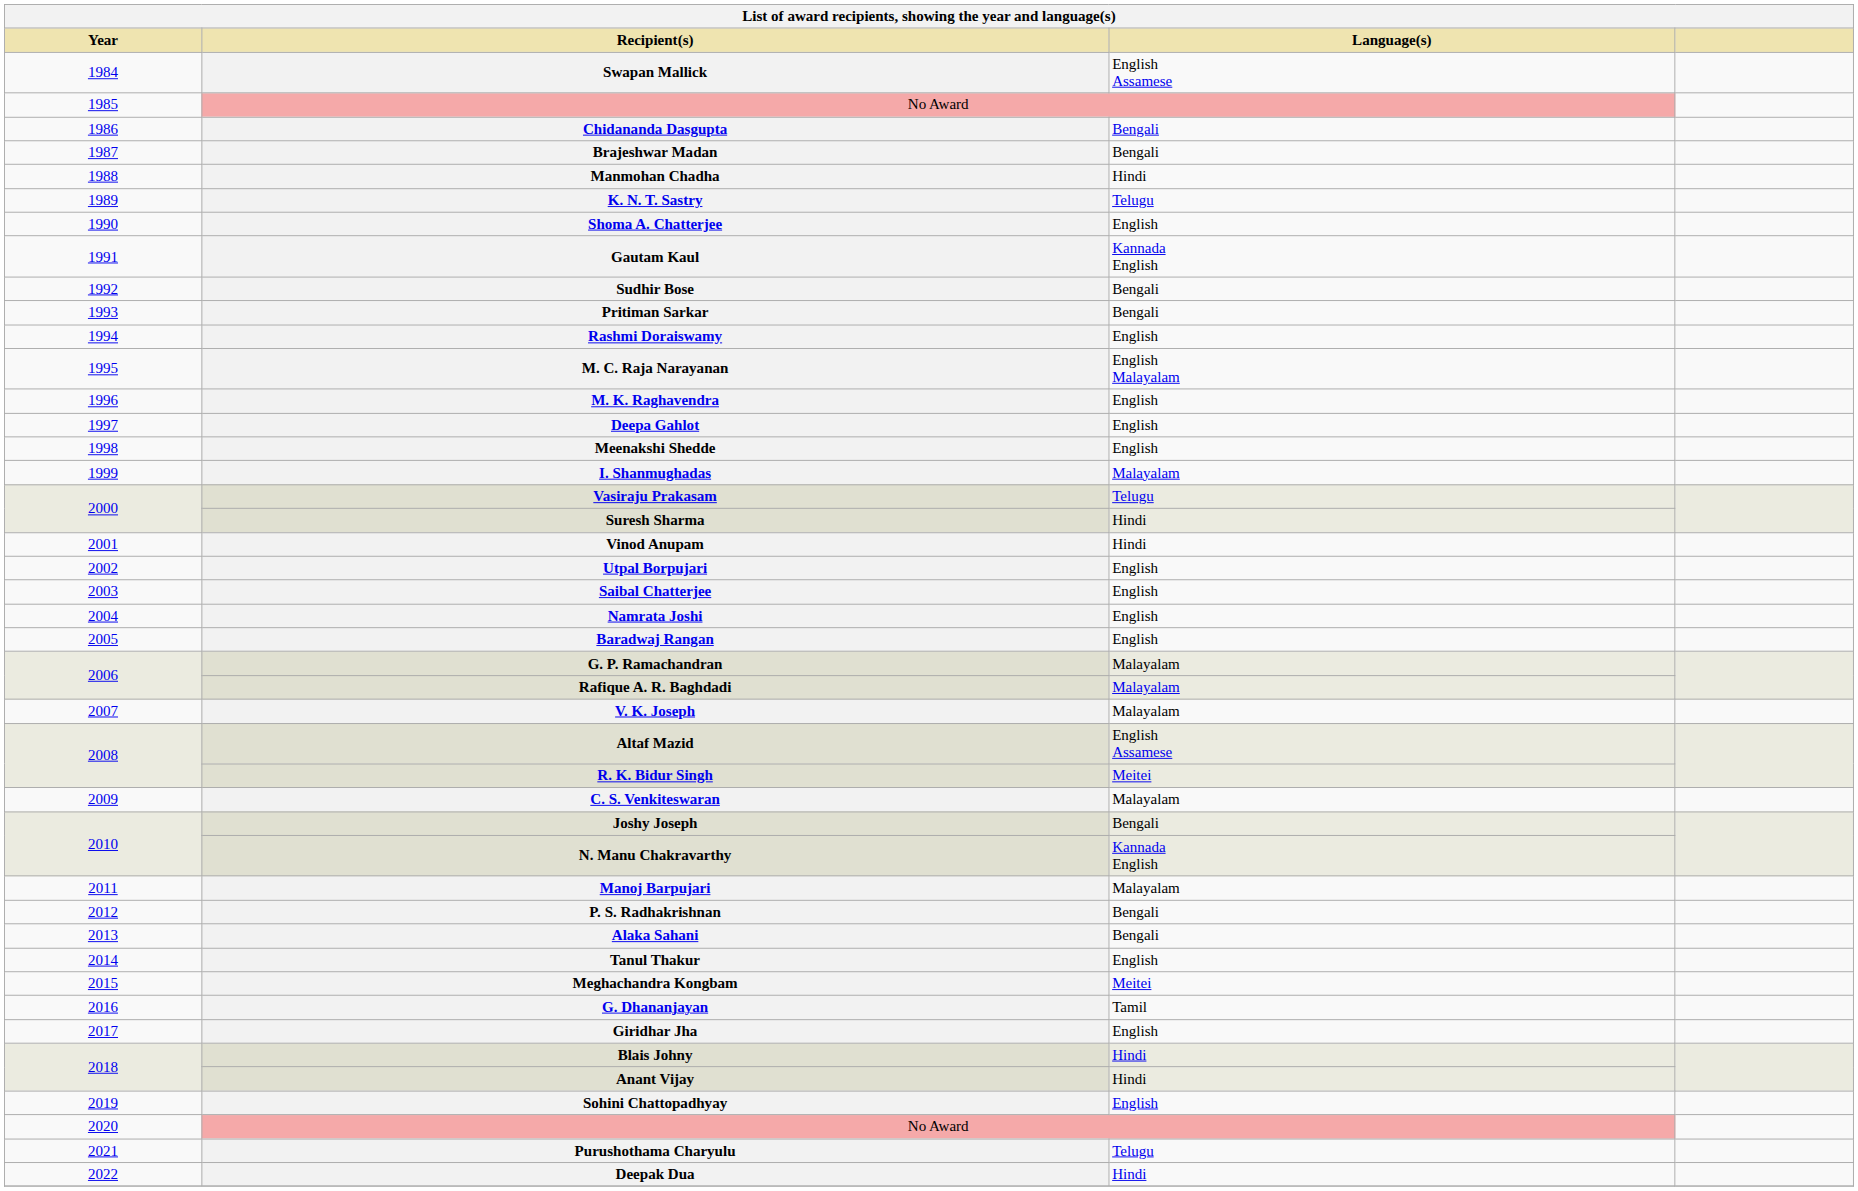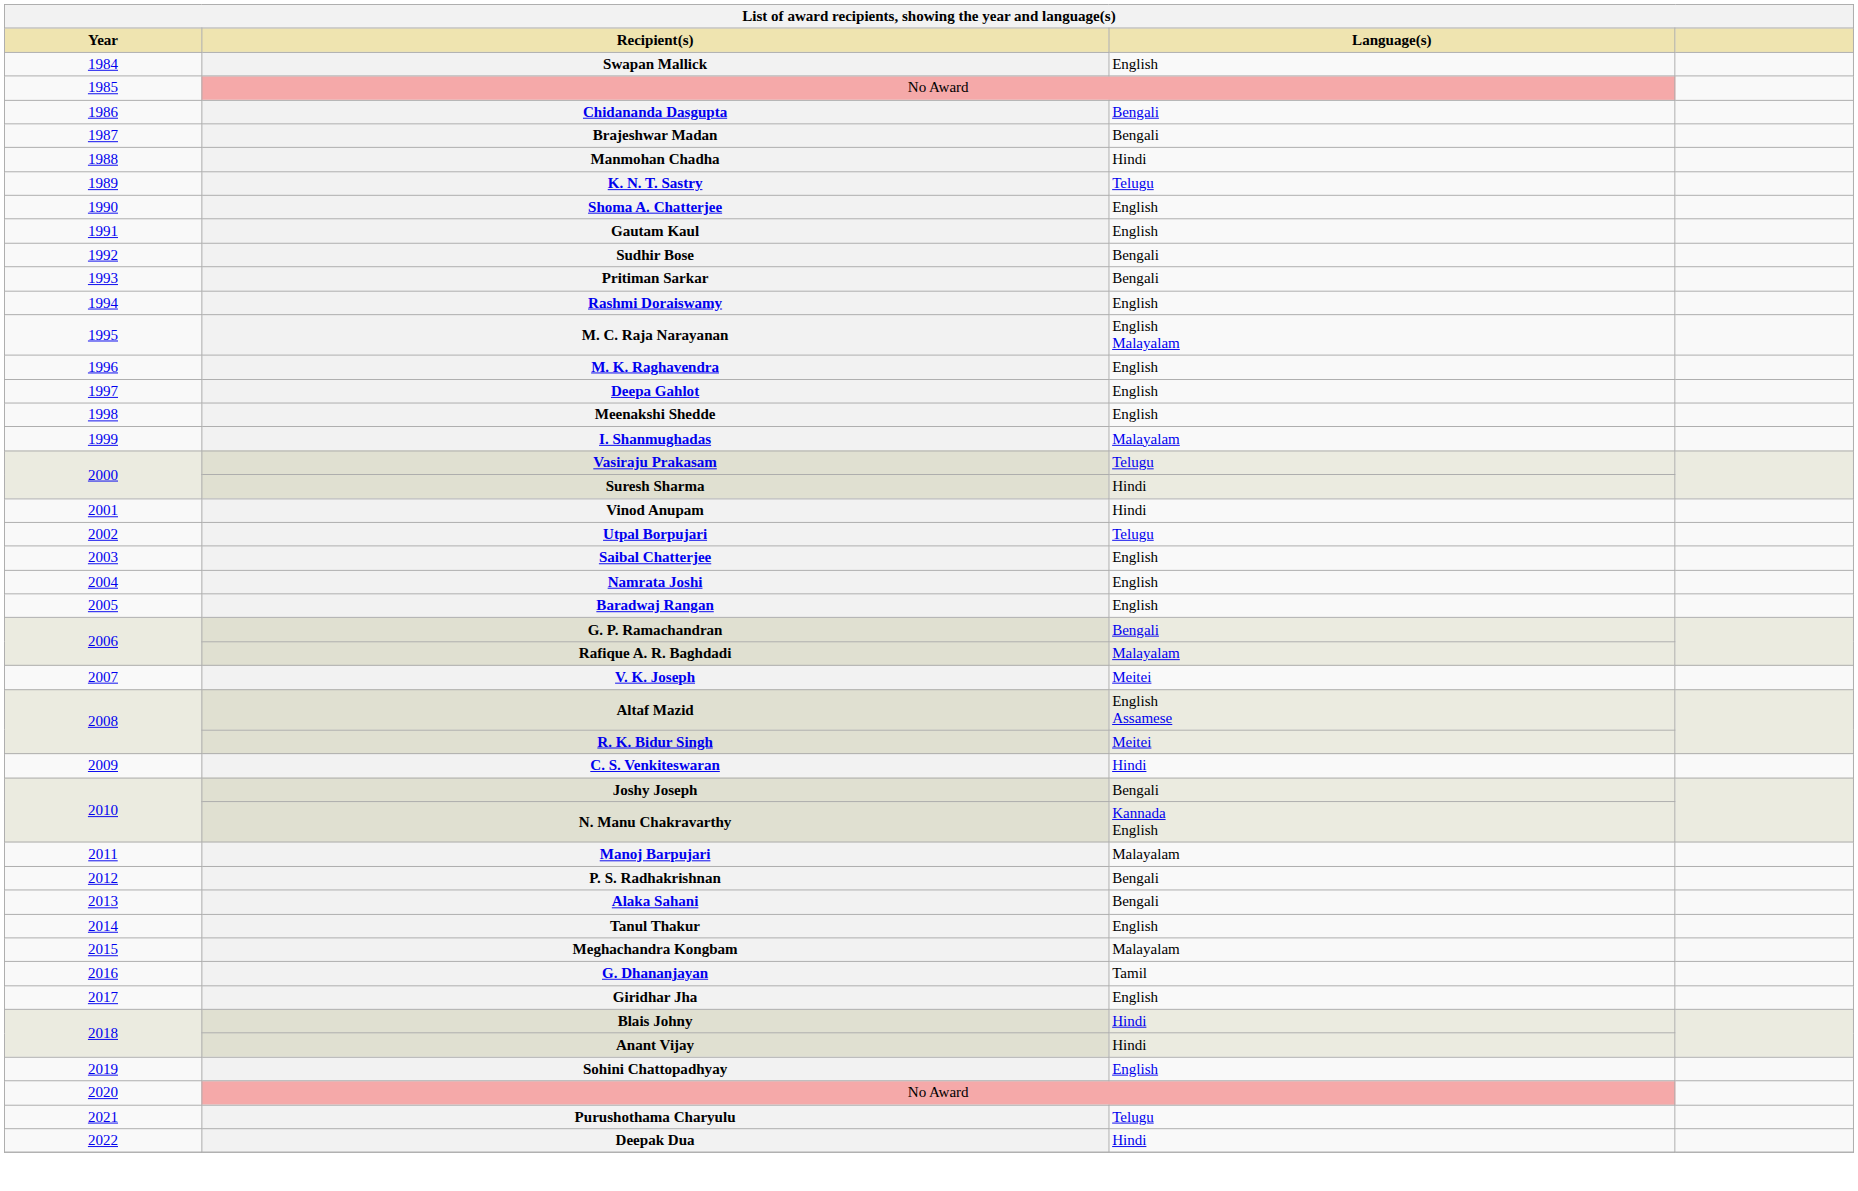(1142, 72) English Assamese -> (1135, 64) English
(1139, 256) Kannada English -> (1135, 231) English
(1135, 568) English -> (1133, 534) Telugu
(1146, 663) Malayalam -> (1136, 629) Bengali
(1146, 711) Malayalam -> (1132, 677) Meitei
(1146, 799) Malayalam -> (1129, 765) Hindi
(1132, 983) Meitei -> (1146, 949) Malayalam
